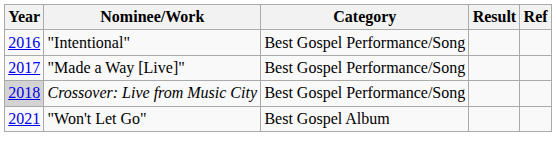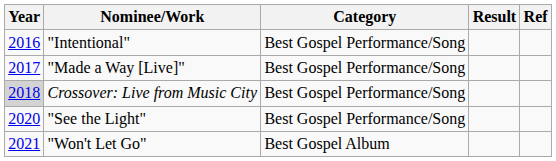+ row: (97, 118)
